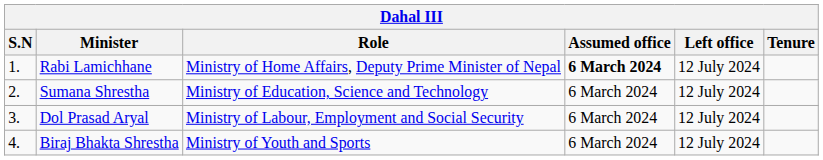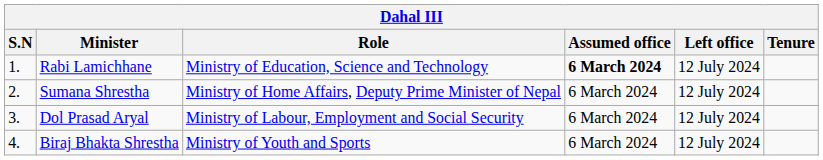(373, 67) Ministry of Home Affairs, Deputy Prime Minister of Nepal -> (337, 67) Ministry of Education, Science and Technology
(337, 92) Ministry of Education, Science and Technology -> (373, 92) Ministry of Home Affairs, Deputy Prime Minister of Nepal
